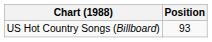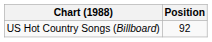(185, 28) 93 -> (185, 28) 92
